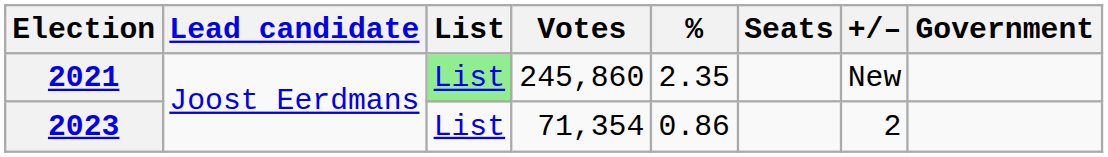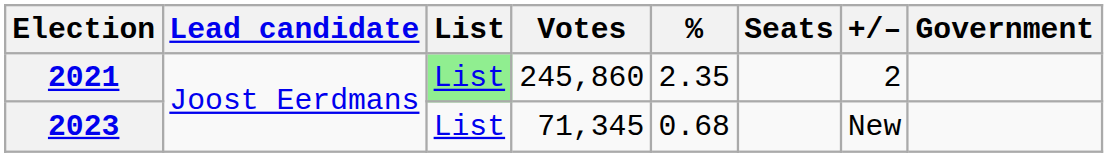(874, 78) New -> (892, 78) 2
(591, 126) 71,354 -> (591, 126) 71,345
(694, 126) 0.86 -> (694, 126) 0.68
(892, 126) 2 -> (874, 126) New
